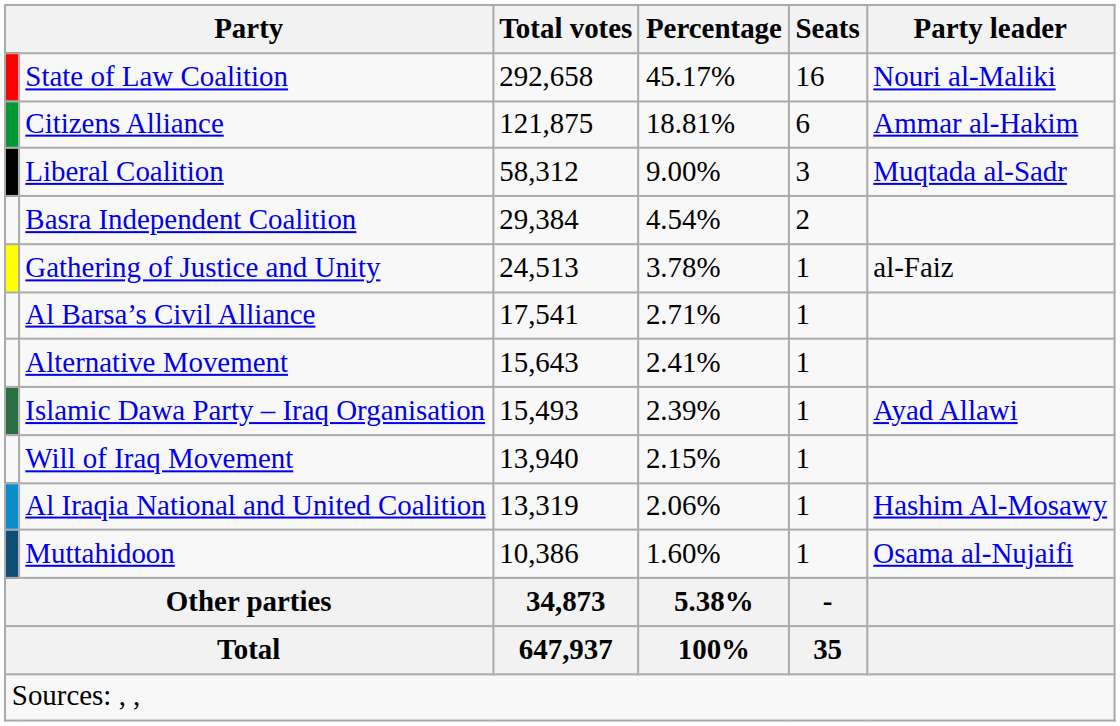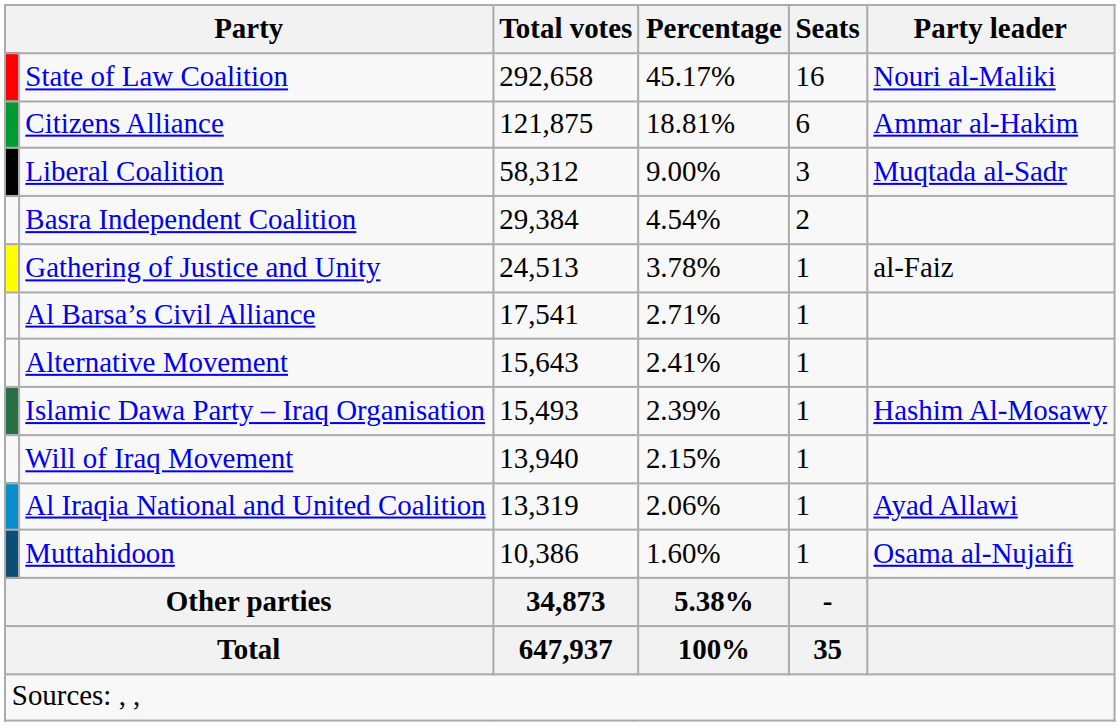(946, 410) Ayad Allawi -> (990, 410) Hashim Al-Mosawy
(990, 506) Hashim Al-Mosawy -> (946, 506) Ayad Allawi
